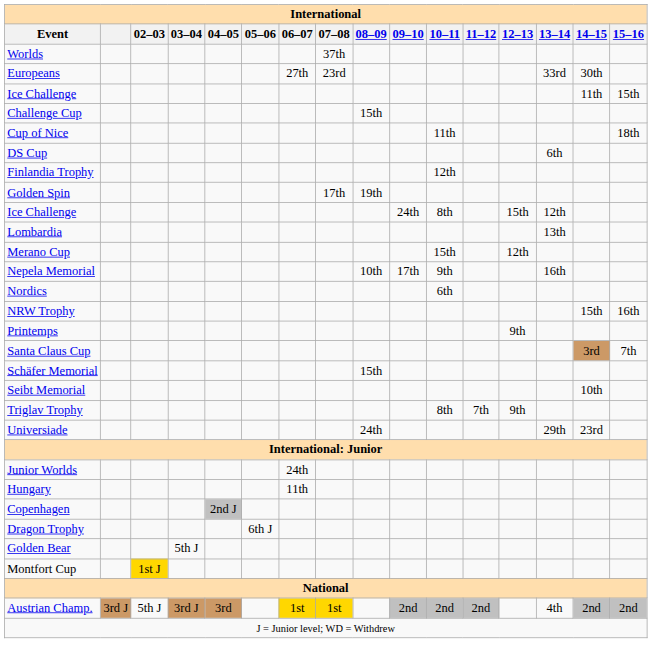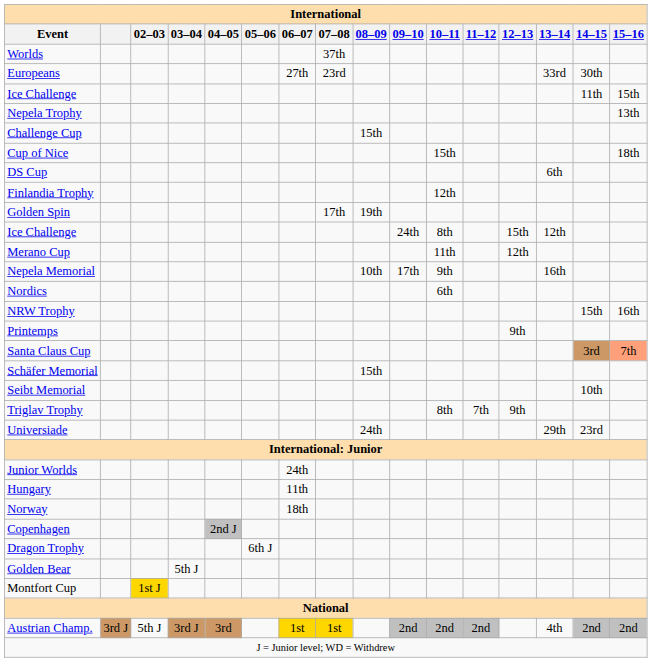+ row: (45, 113)
(445, 133) 11th -> (445, 152) 15th
- row: (35, 232)
(445, 251) 15th -> (445, 251) 11th
(628, 350) no background -> (628, 350) lightsalmon background
+ row: (27, 509)
